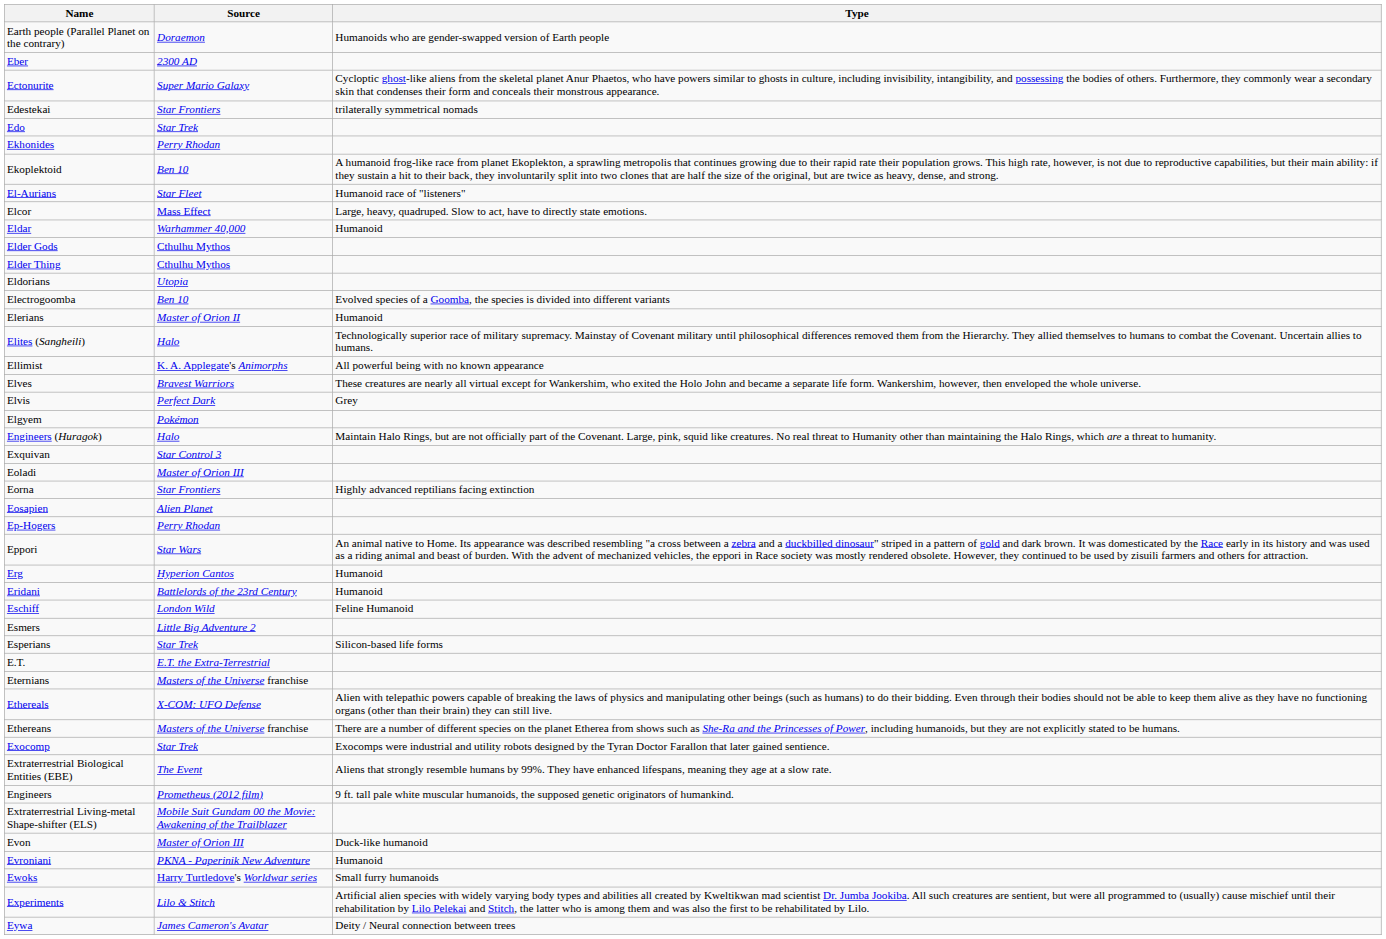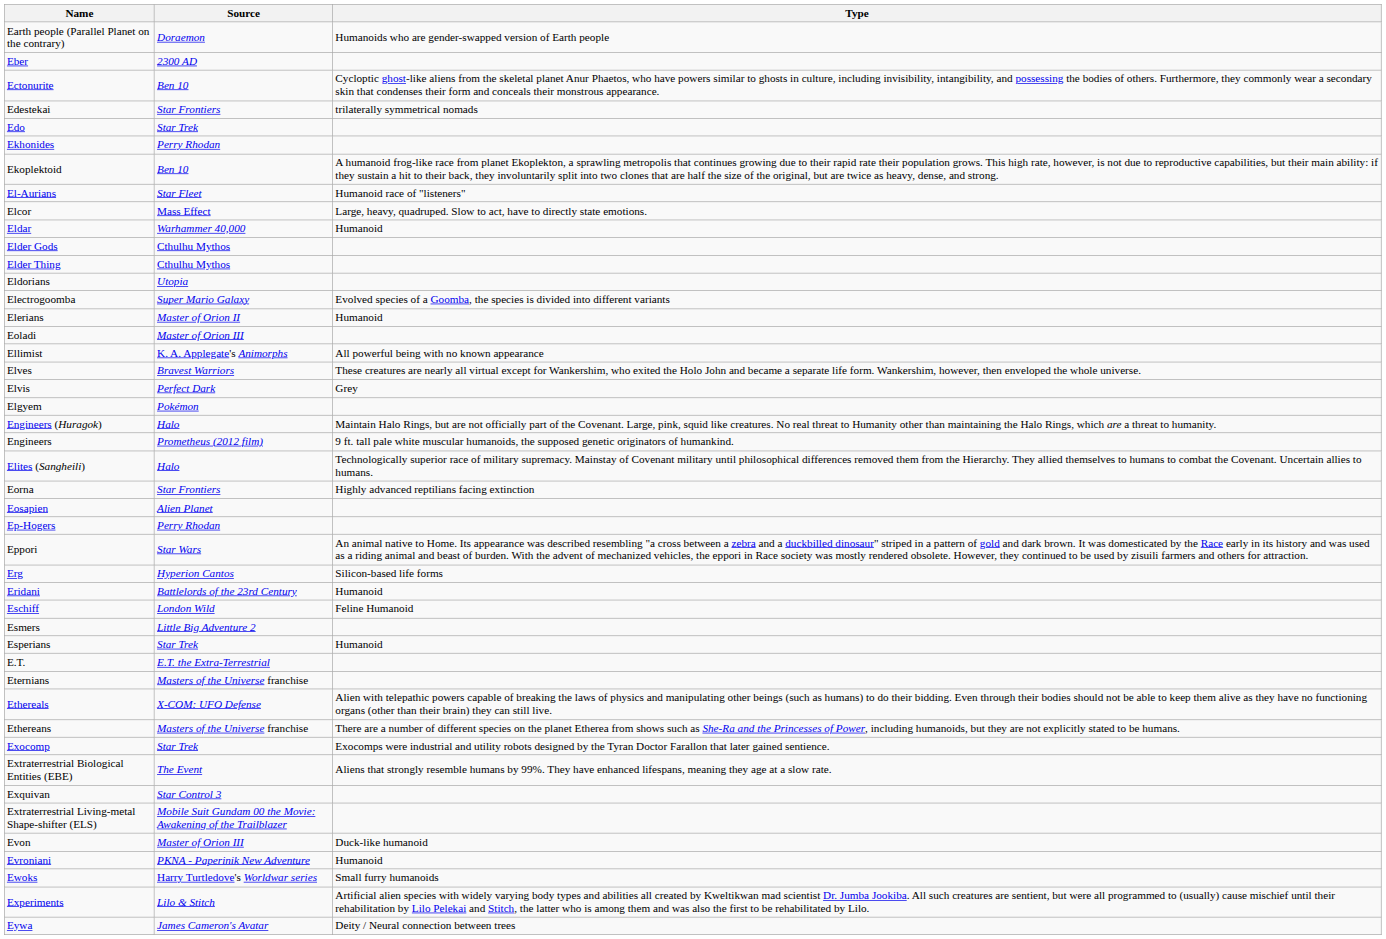(203, 85) Super Mario Galaxy -> (173, 85) Ben 10
(173, 299) Ben 10 -> (203, 299) Super Mario Galaxy
rows swapped: (46, 341) <-> (22, 472)
rows swapped: (29, 794) <-> (28, 454)
(359, 573) Humanoid -> (389, 573) Silicon-based life forms
(389, 644) Silicon-based life forms -> (359, 644) Humanoid
